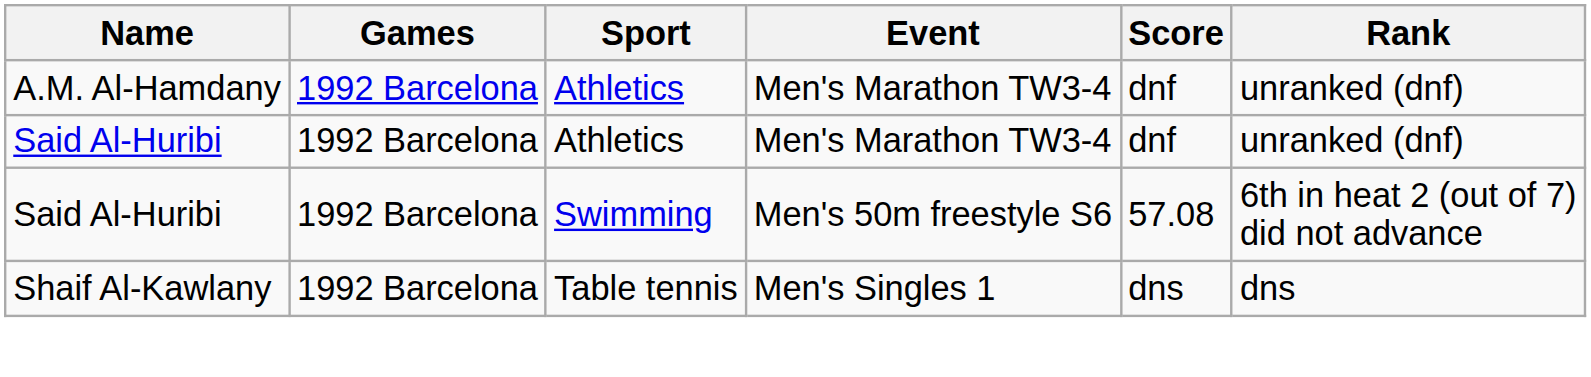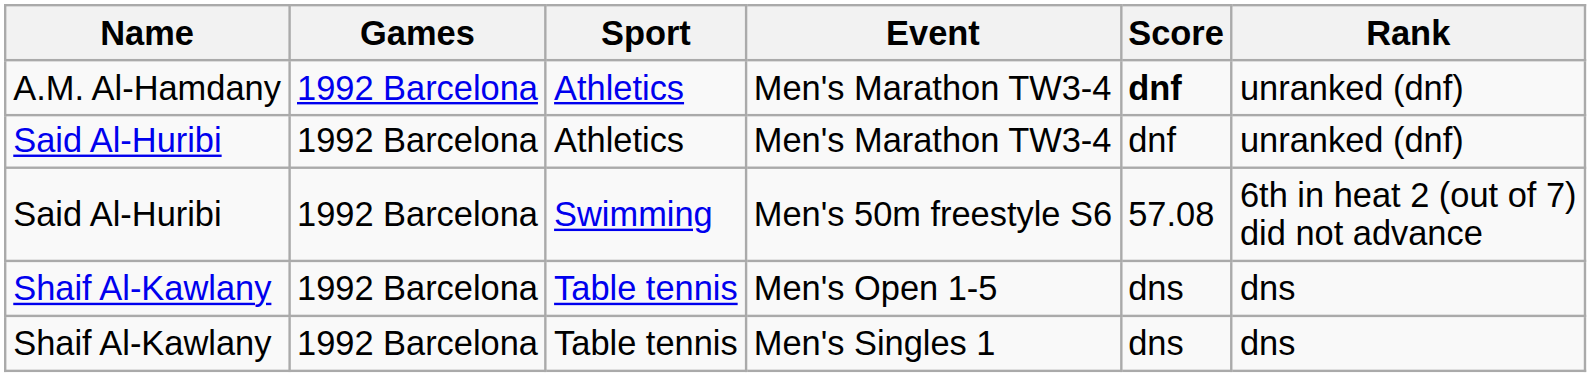(1152, 87) normal -> (1155, 87) bold
+ row: (142, 289)
